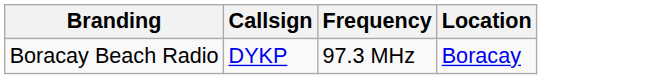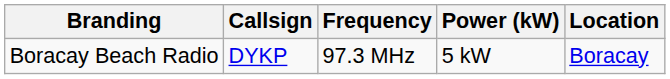+ column: (501, 21)
